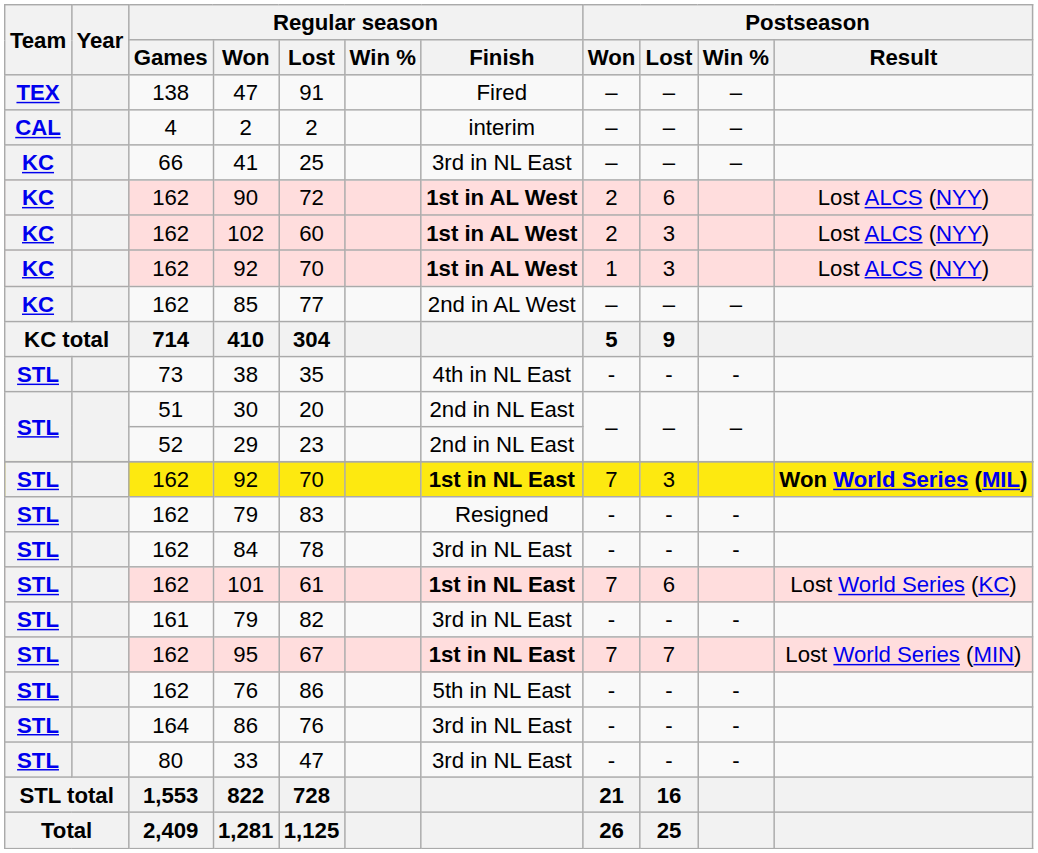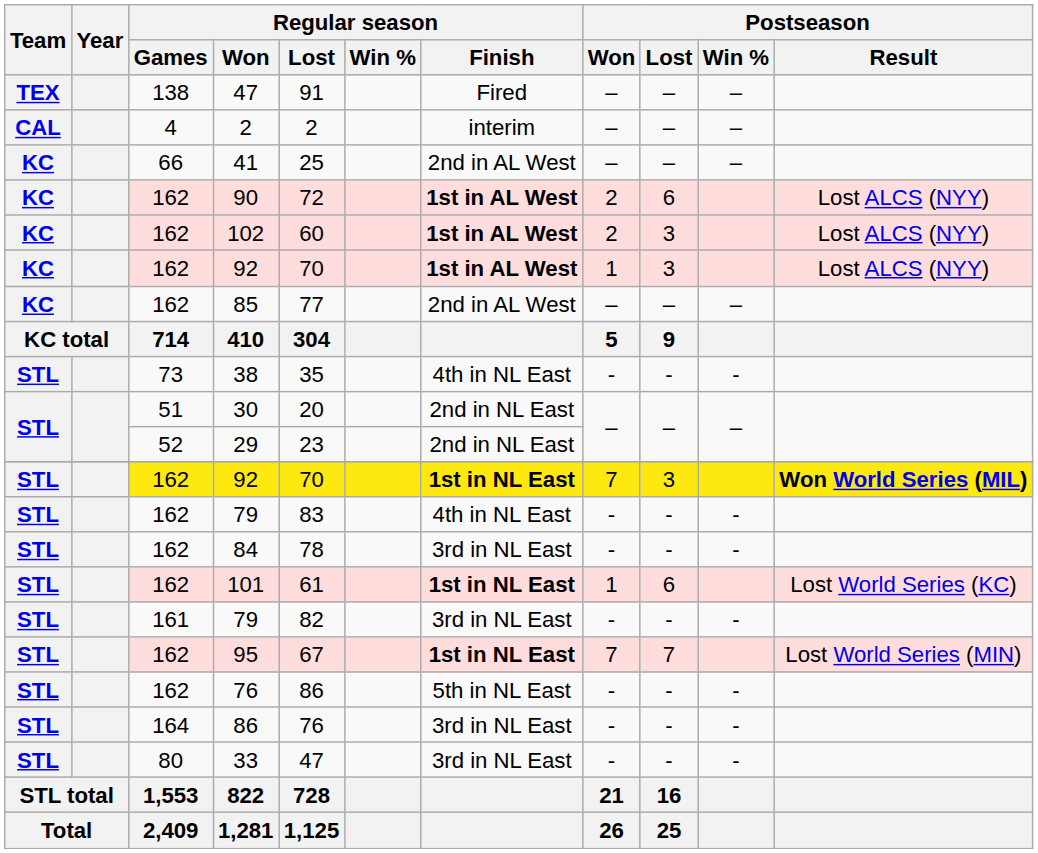(502, 163) 3rd in NL East -> (502, 163) 2nd in AL West
(502, 514) Resigned -> (502, 514) 4th in NL East
(611, 585) 7 -> (611, 585) 1
